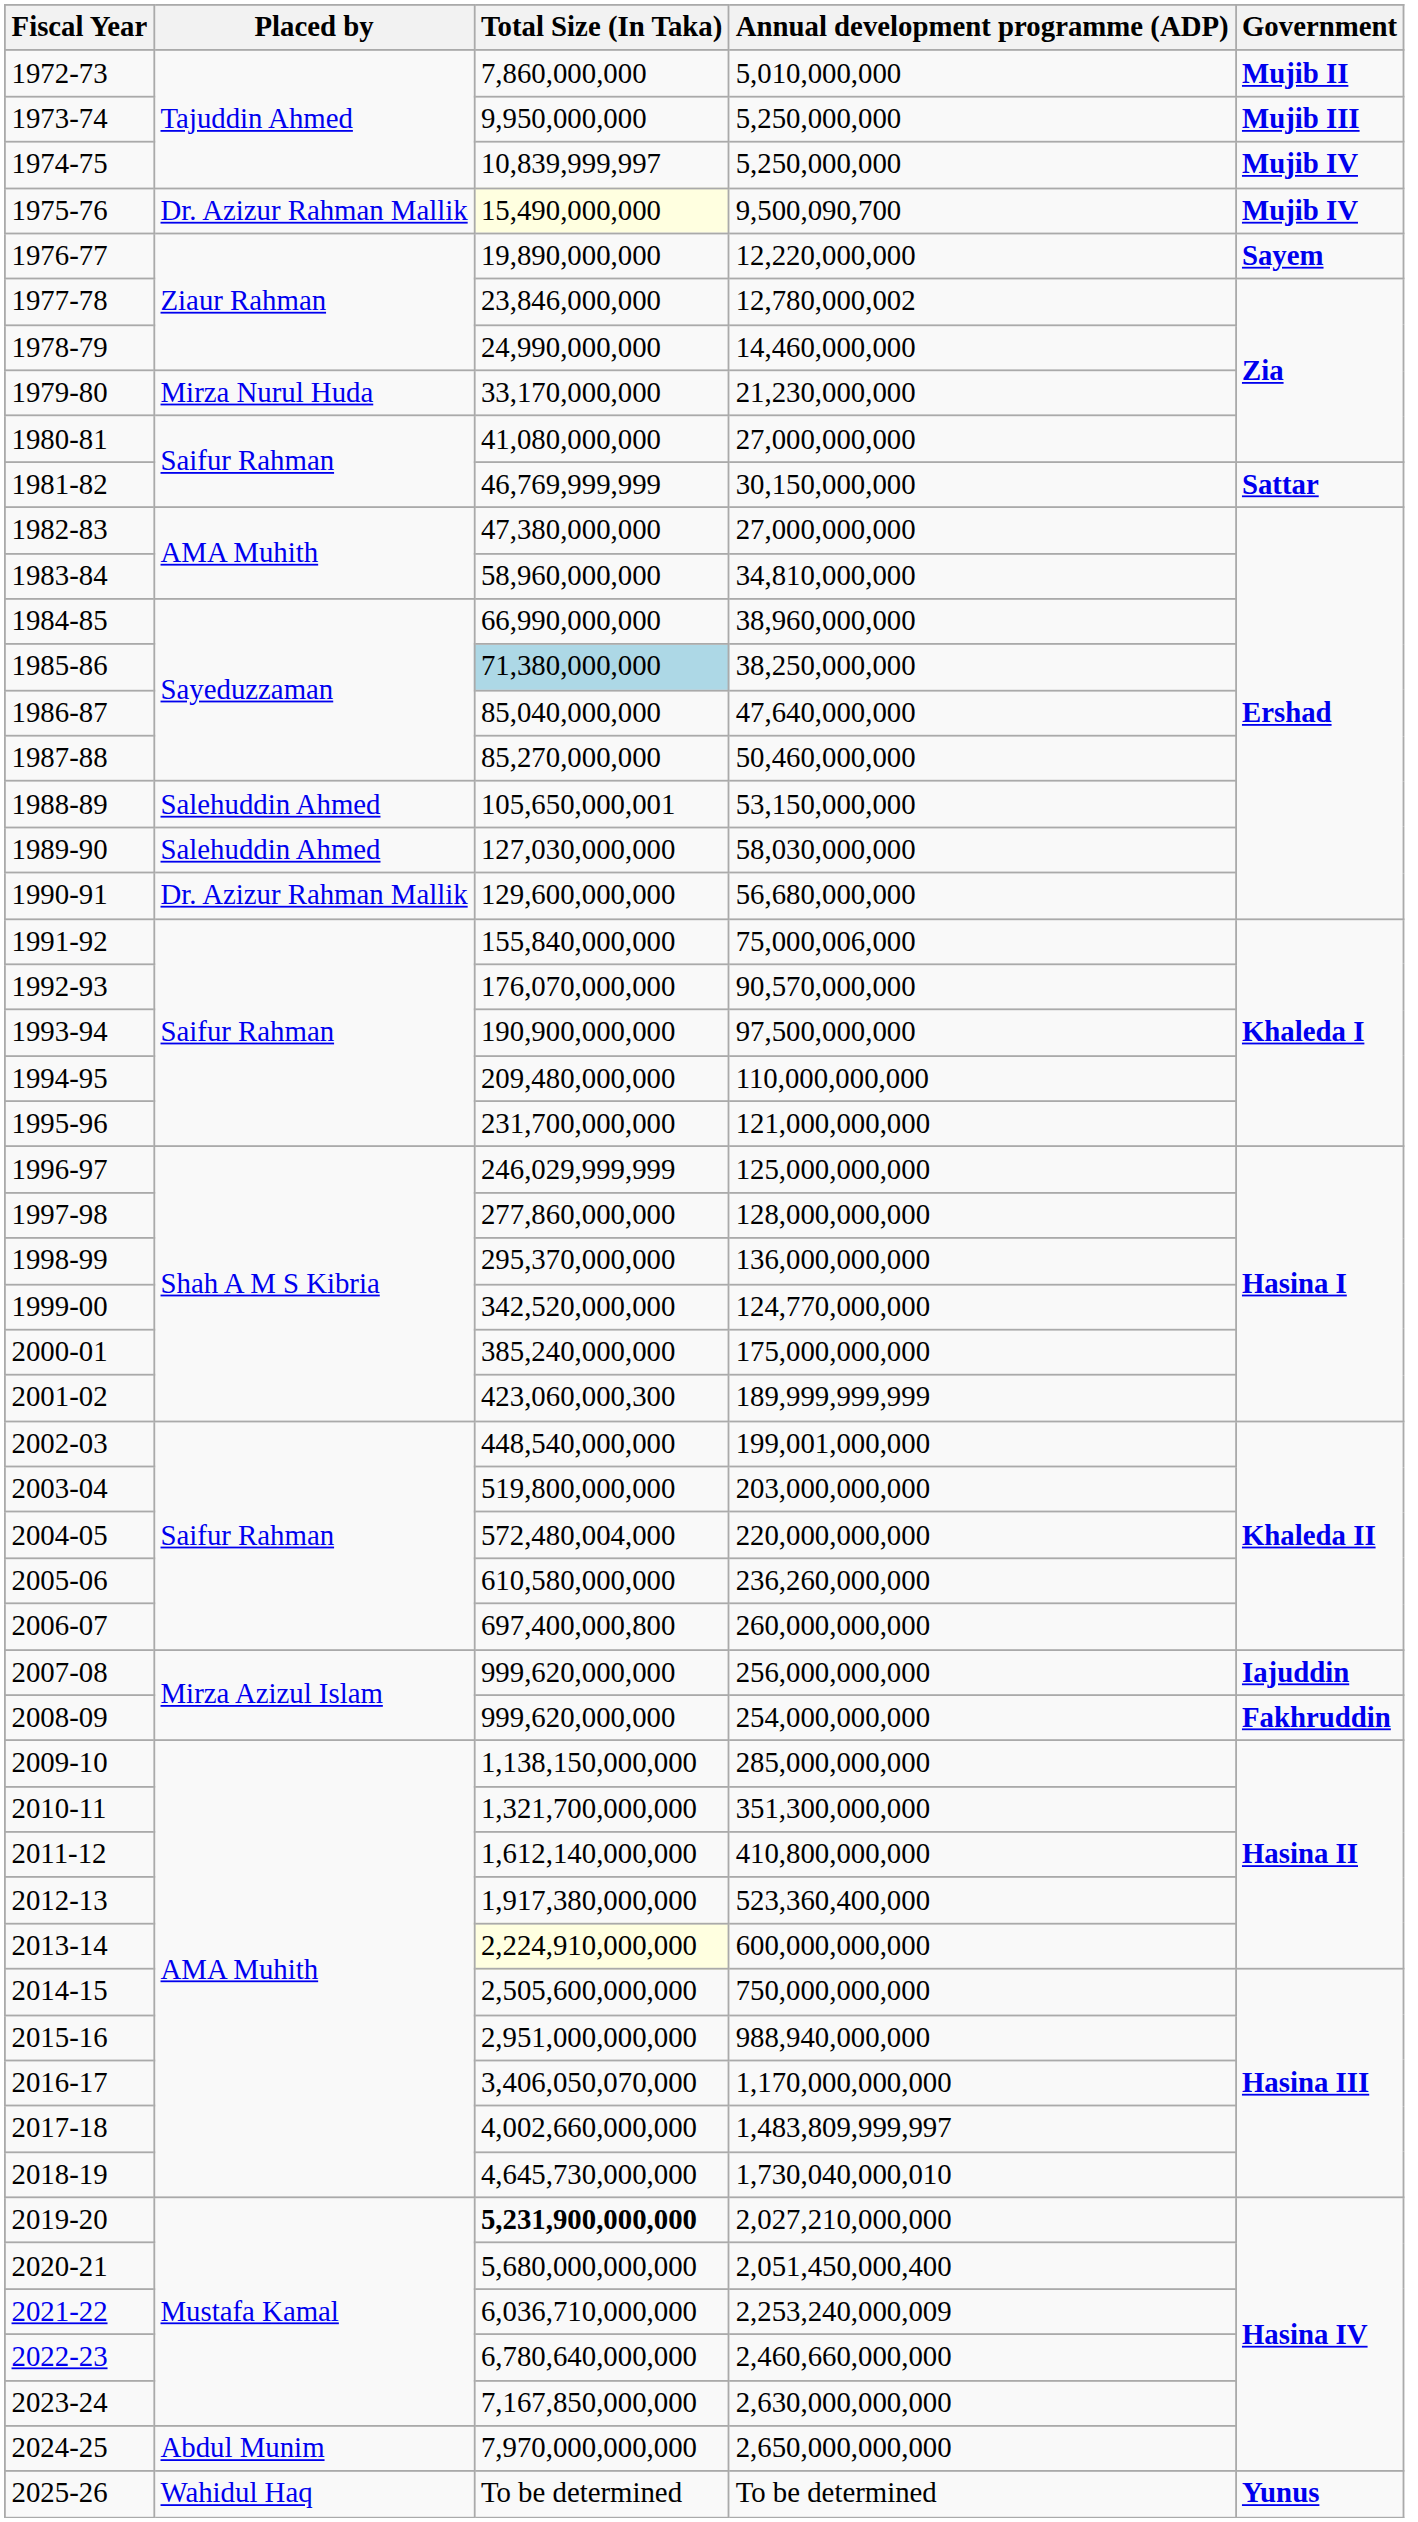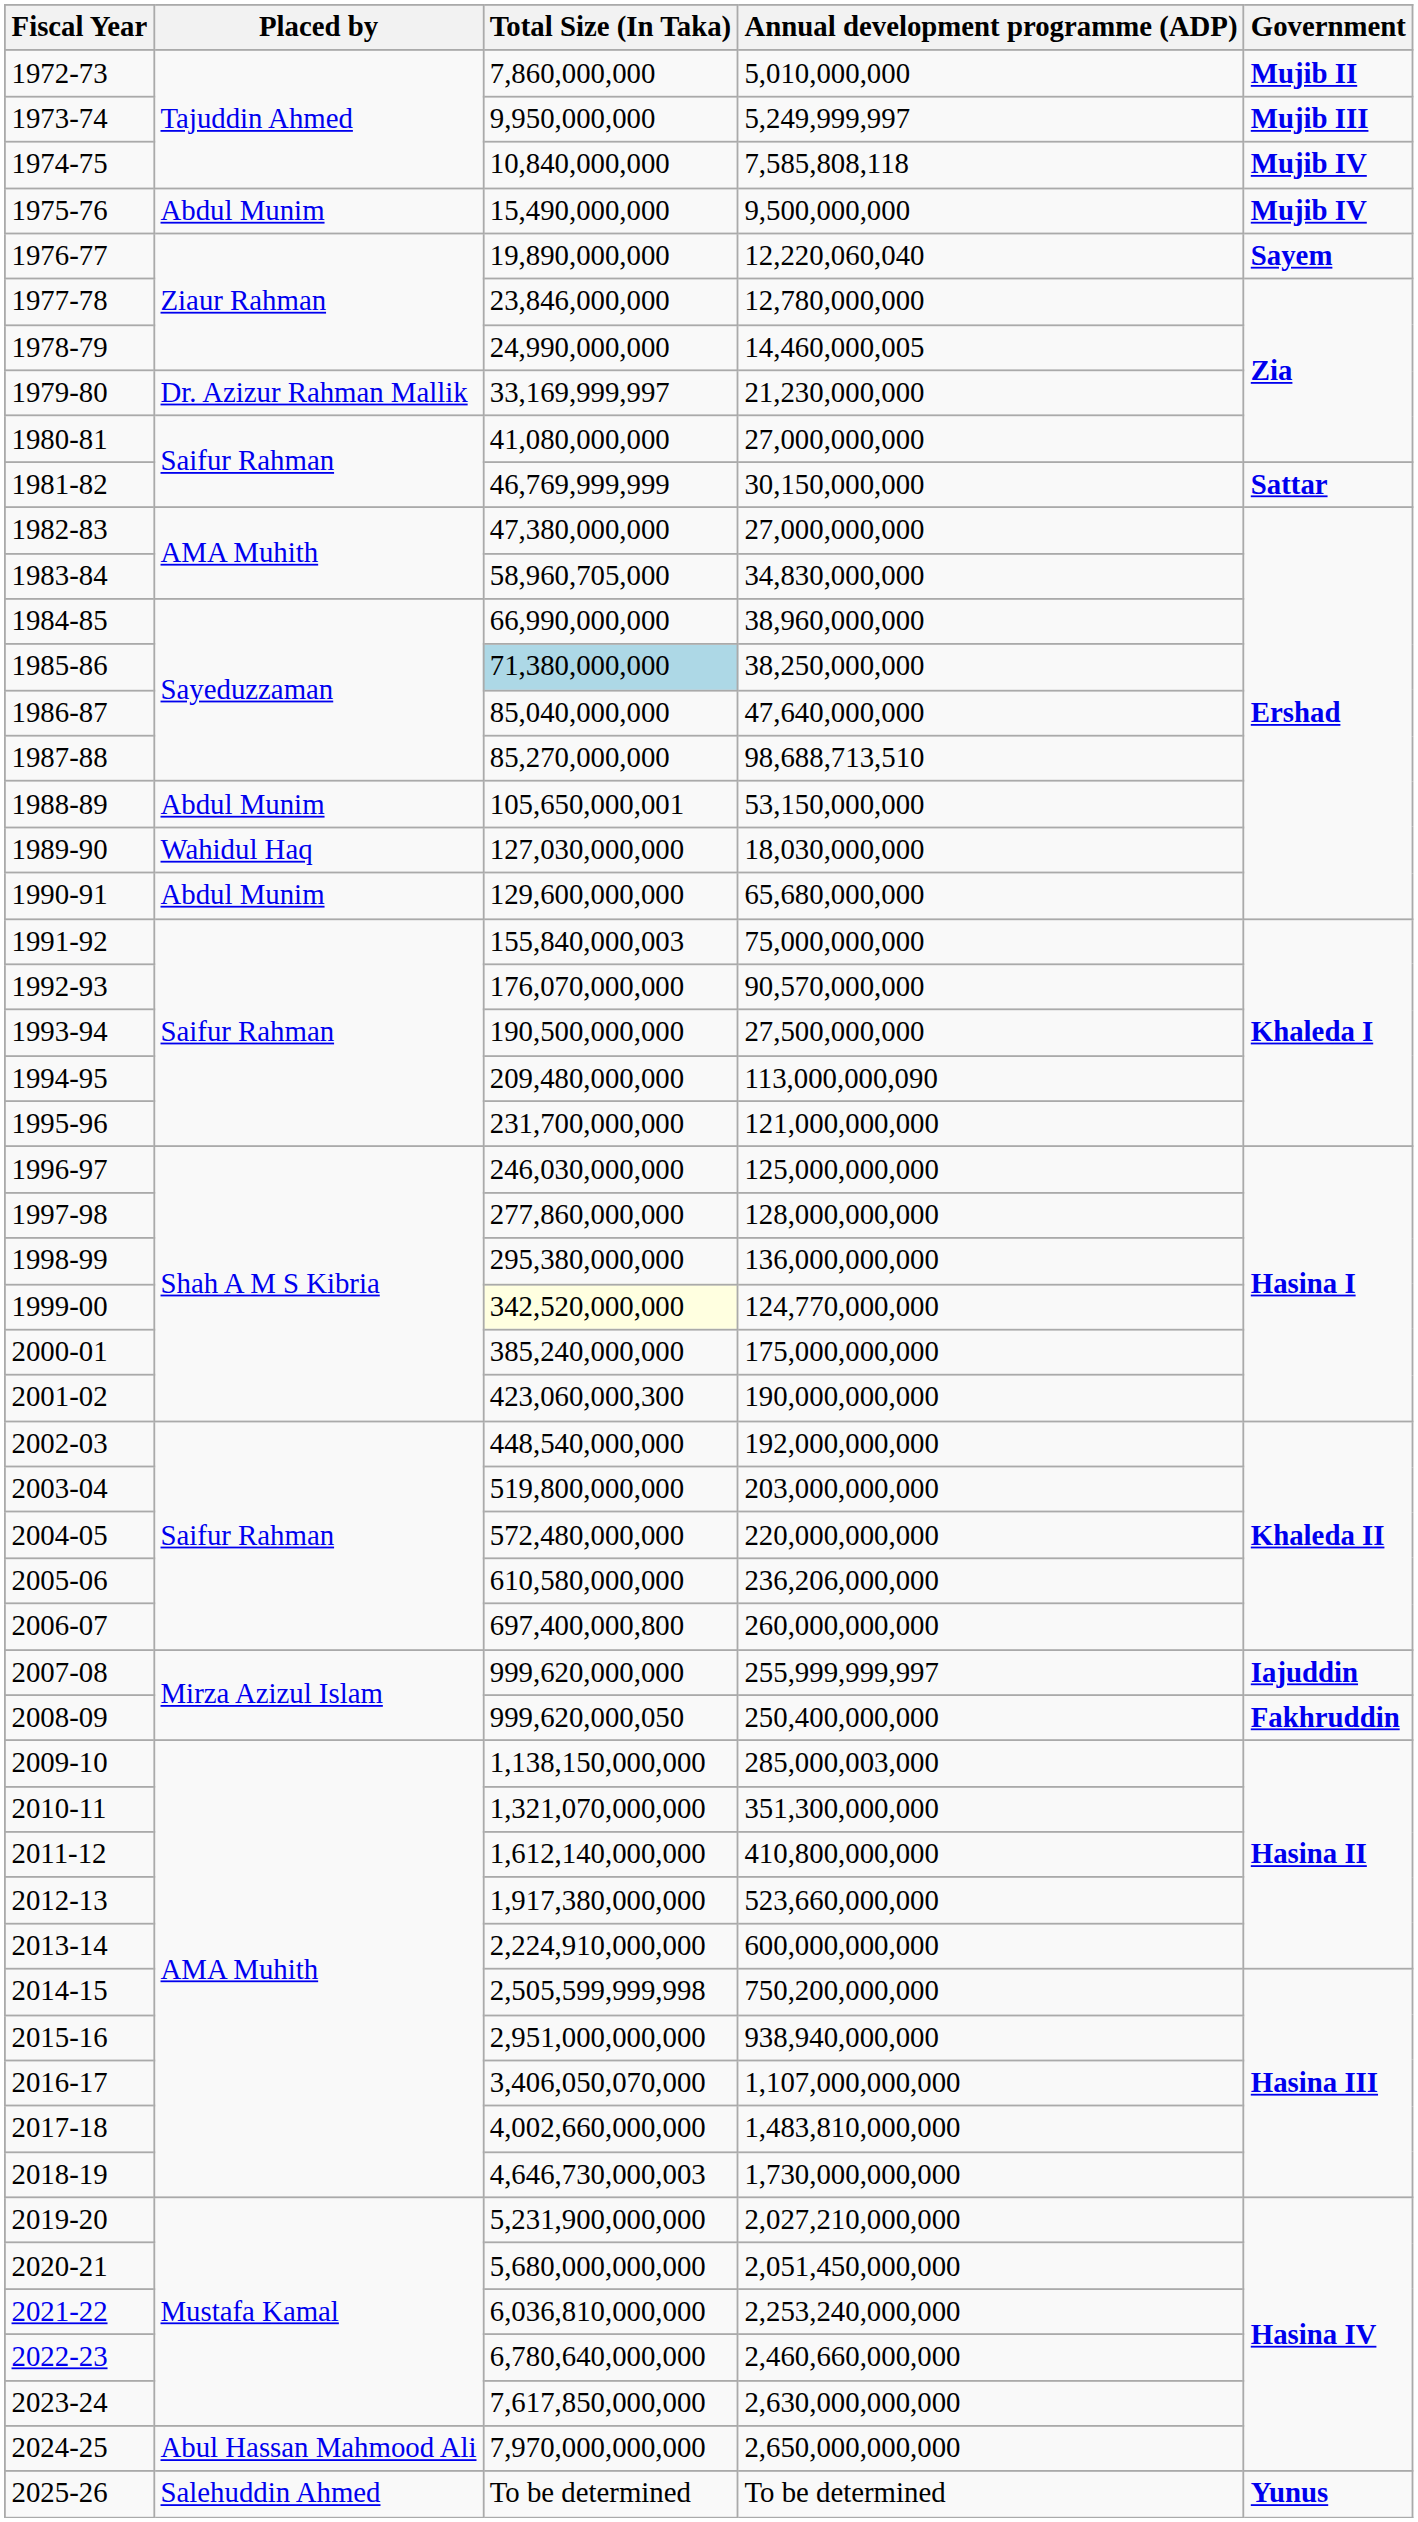(818, 118) 5,250,000,000 -> (827, 118) 5,249,999,997
(571, 164) 10,839,999,997 -> (580, 164) 10,840,000,000
(818, 164) 5,250,000,000 -> (827, 164) 7,585,808,118
(314, 210) Dr. Azizur Rahman Mallik -> (243, 210) Abdul Munim
(571, 210) lightyellow background -> (580, 210) no background
(818, 210) 9,500,090,700 -> (827, 210) 9,500,000,000
(826, 255) 12,220,000,000 -> (834, 255) 12,220,060,040
(826, 301) 12,780,000,002 -> (834, 301) 12,780,000,000
(826, 347) 14,460,000,000 -> (834, 347) 14,460,000,005
(267, 392) Mirza Nurul Huda -> (314, 392) Dr. Azizur Rahman Mallik
(571, 392) 33,170,000,000 -> (580, 392) 33,169,999,997
(571, 575) 58,960,000,000 -> (580, 575) 58,960,705,000
(826, 575) 34,810,000,000 -> (834, 575) 34,830,000,000
(826, 758) 50,460,000,000 -> (834, 758) 98,688,713,510
(271, 803) Salehuddin Ahmed -> (243, 803) Abdul Munim
(271, 849) Salehuddin Ahmed -> (237, 849) Wahidul Haq
(826, 849) 58,030,000,000 -> (834, 849) 18,030,000,000
(314, 895) Dr. Azizur Rahman Mallik -> (243, 895) Abdul Munim
(826, 895) 56,680,000,000 -> (834, 895) 65,680,000,000
(578, 940) 155,840,000,000 -> (587, 940) 155,840,000,003
(826, 940) 75,000,006,000 -> (834, 940) 75,000,000,000
(578, 1032) 190,900,000,000 -> (587, 1032) 190,500,000,000
(826, 1032) 97,500,000,000 -> (834, 1032) 27,500,000,000
(832, 1077) 110,000,000,000 -> (841, 1077) 113,000,000,090
(578, 1169) 246,029,999,999 -> (587, 1169) 246,030,000,000
(578, 1260) 295,370,000,000 -> (587, 1260) 295,380,000,000
(578, 1306) no background -> (587, 1306) lightyellow background
(833, 1397) 189,999,999,999 -> (842, 1397) 190,000,000,000
(833, 1443) 199,001,000,000 -> (842, 1443) 192,000,000,000
(578, 1534) 572,480,004,000 -> (587, 1534) 572,480,000,000
(833, 1580) 236,260,000,000 -> (842, 1580) 236,206,000,000
(833, 1671) 256,000,000,000 -> (842, 1671) 255,999,999,997
(578, 1717) 999,620,000,000 -> (587, 1717) 999,620,000,050
(833, 1717) 254,000,000,000 -> (842, 1717) 250,400,000,000
(833, 1762) 285,000,000,000 -> (842, 1762) 285,000,003,000
(589, 1808) 1,321,700,000,000 -> (598, 1808) 1,321,070,000,000
(833, 1900) 523,360,400,000 -> (842, 1900) 523,660,000,000
(589, 1945) lightyellow background -> (598, 1945) no background
(589, 1991) 2,505,600,000,000 -> (598, 1991) 2,505,599,999,998
(833, 1991) 750,000,000,000 -> (842, 1991) 750,200,000,000
(833, 2037) 988,940,000,000 -> (842, 2037) 938,940,000,000
(844, 2082) 1,170,000,000,000 -> (852, 2082) 1,107,000,000,000
(844, 2128) 1,483,809,999,997 -> (852, 2128) 1,483,810,000,000
(589, 2174) 4,645,730,000,000 -> (598, 2174) 4,646,730,000,003
(844, 2174) 1,730,040,000,010 -> (852, 2174) 1,730,000,000,000
(589, 2219) bold -> (598, 2219) normal
(844, 2265) 2,051,450,000,400 -> (852, 2265) 2,051,450,000,000
(589, 2311) 6,036,710,000,000 -> (598, 2311) 6,036,810,000,000
(844, 2311) 2,253,240,000,009 -> (852, 2311) 2,253,240,000,000
(589, 2402) 7,167,850,000,000 -> (598, 2402) 7,617,850,000,000
(243, 2448) Abdul Munim -> (319, 2448) Abul Hassan Mahmood Ali
(237, 2493) Wahidul Haq -> (271, 2493) Salehuddin Ahmed
